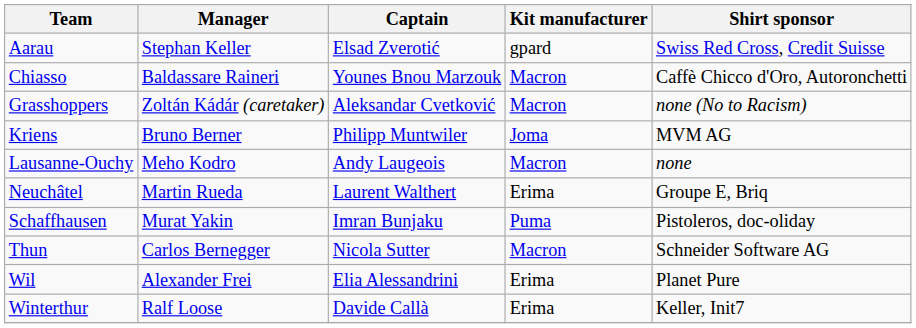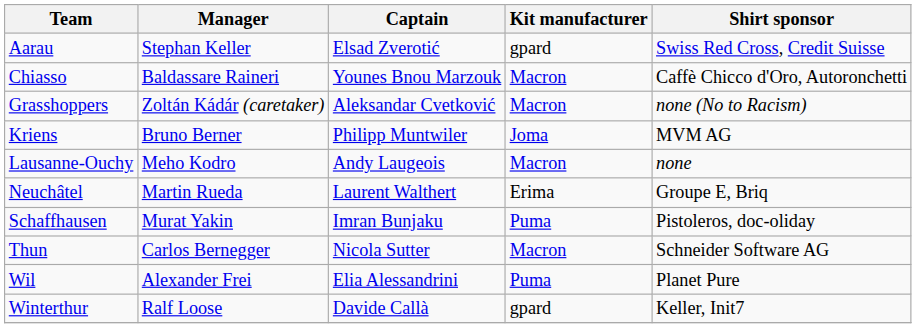(532, 279) Erima -> (530, 279) Puma
(532, 308) Erima -> (530, 308) gpard
